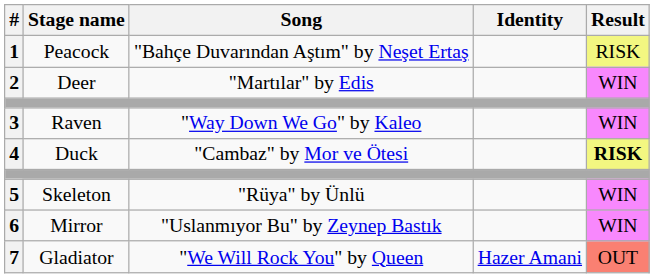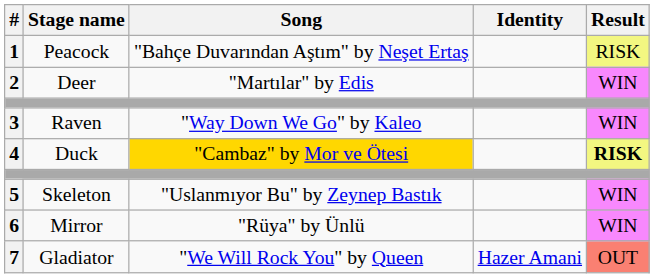(301, 154) no background -> (301, 154) gold background
(301, 194) "Rüya" by Ünlü -> (301, 194) "Uslanmıyor Bu" by Zeynep Bastık
(301, 225) "Uslanmıyor Bu" by Zeynep Bastık -> (301, 225) "Rüya" by Ünlü
